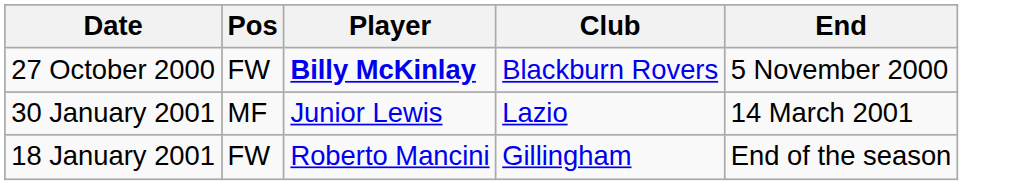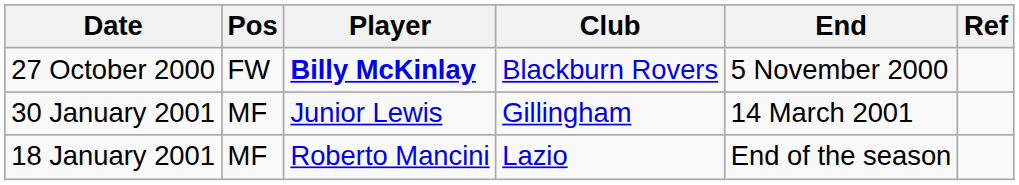+ column: (986, 26)
(535, 112) Lazio -> (567, 112) Gillingham
(249, 156) FW -> (247, 156) MF
(567, 156) Gillingham -> (535, 156) Lazio
